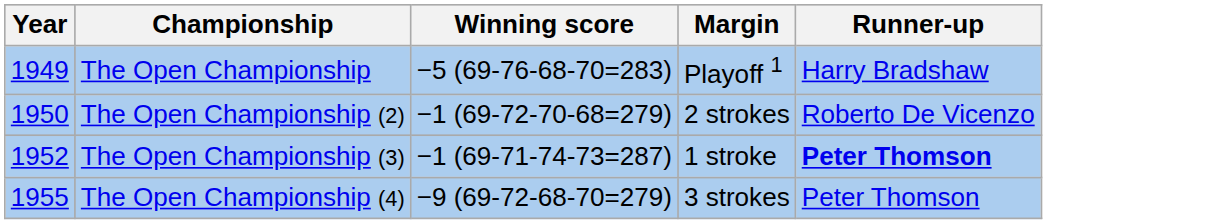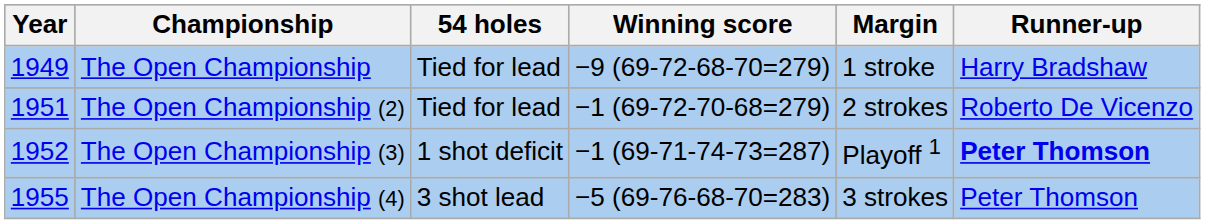+ column: (490, 25)
(544, 70) −5 (69-76-68-70=283) -> (703, 66) −9 (69-72-68-70=279)
(733, 70) Playoff 1 -> (889, 66) 1 stroke
(40, 114) 1950 -> (40, 107) 1951
(730, 156) 1 stroke -> (892, 152) Playoff 1
(544, 197) −9 (69-72-68-70=279) -> (703, 197) −5 (69-76-68-70=283)
